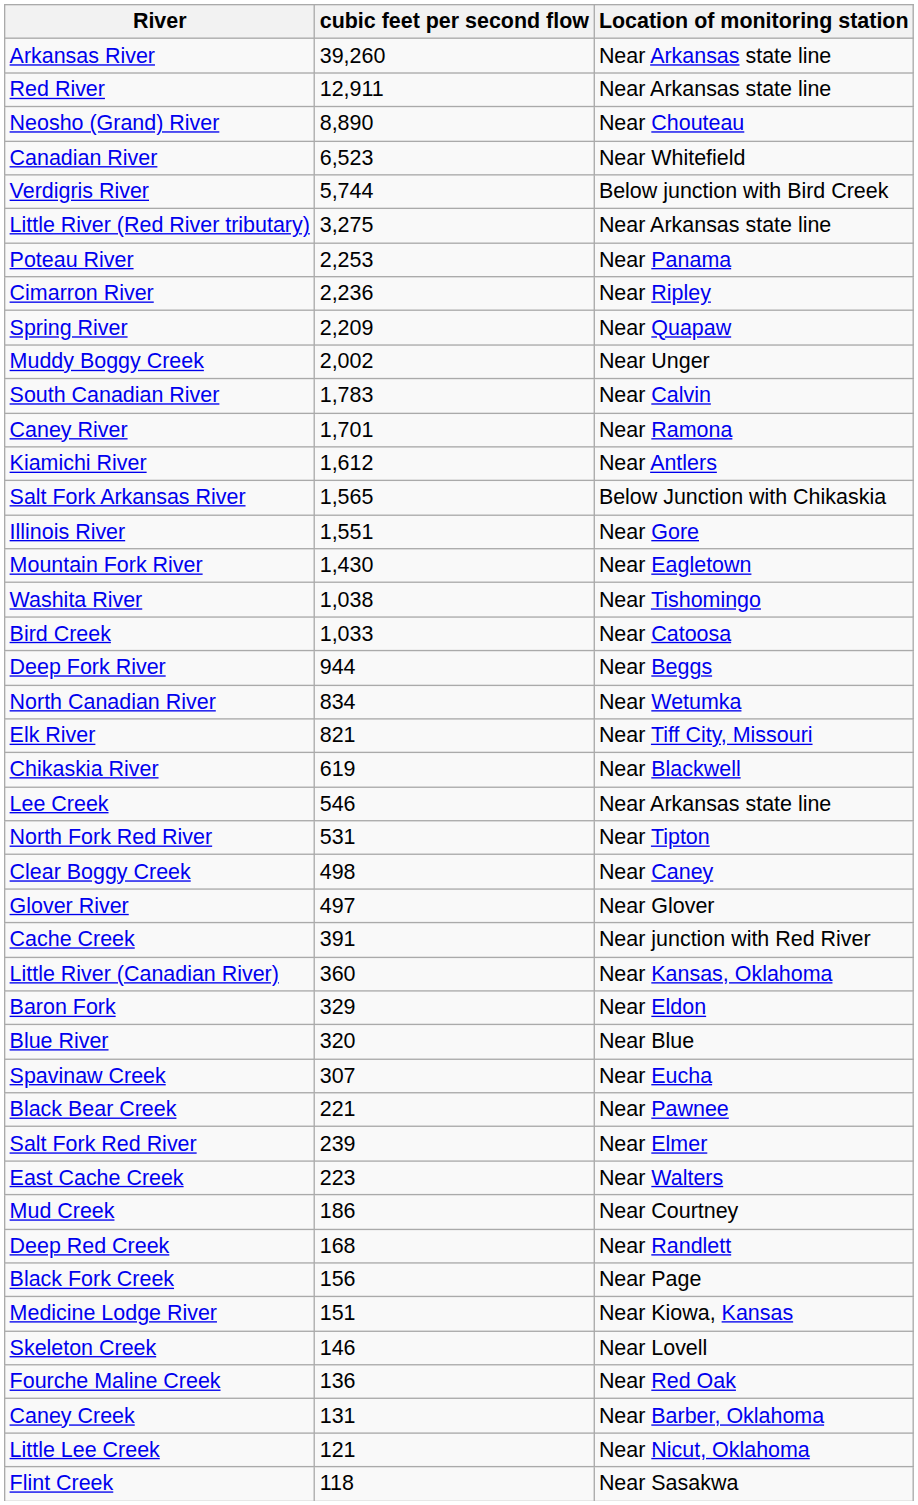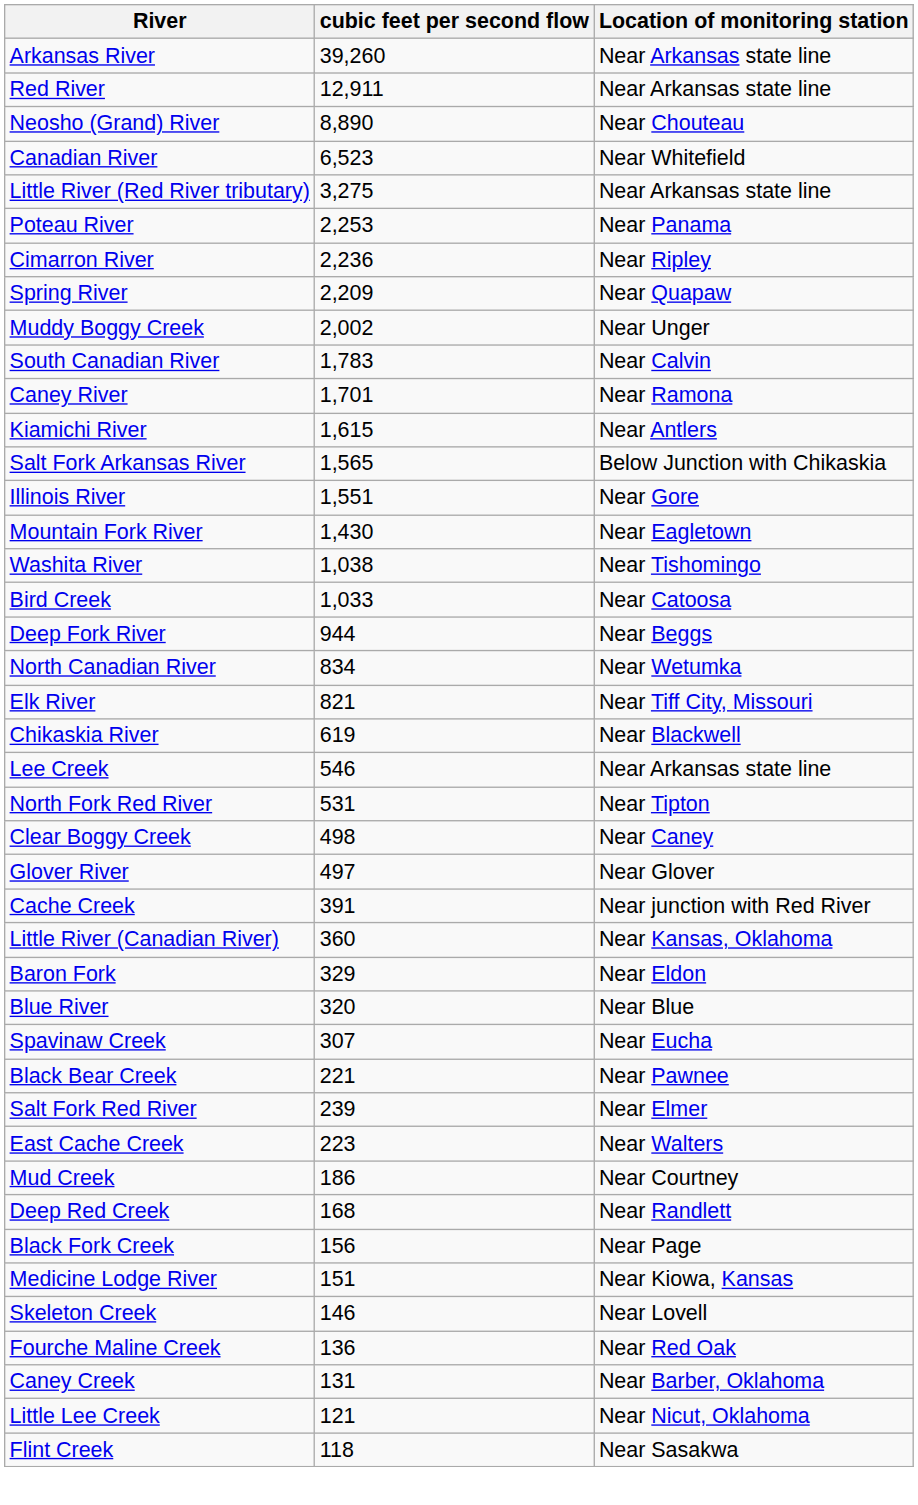- row: (79, 191)
(347, 463) 1,612 -> (347, 429) 1,615
